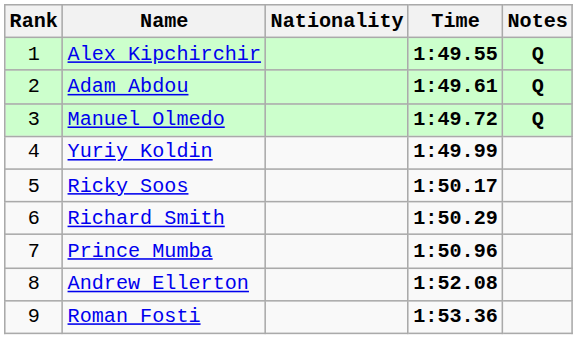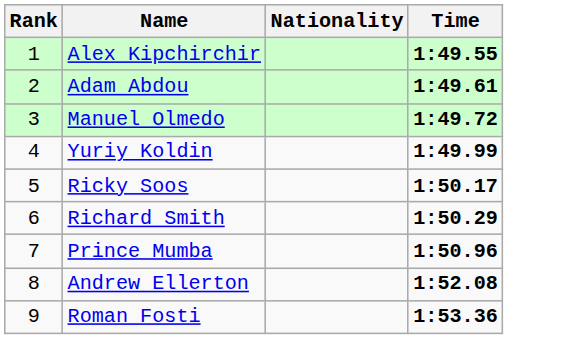- column: (538, 21)
